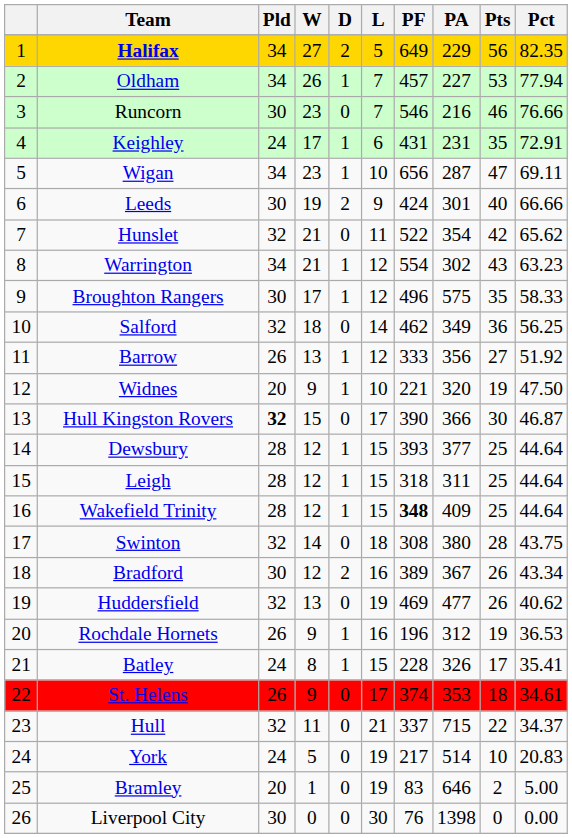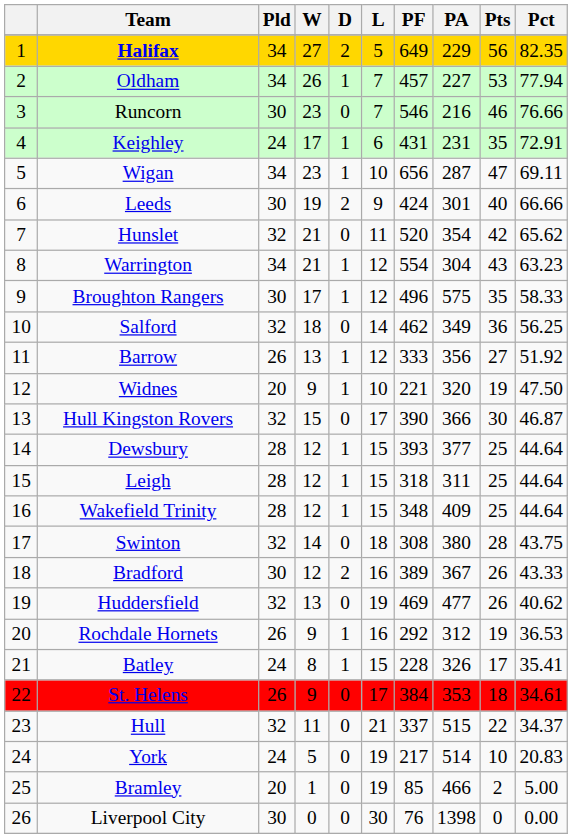(414, 234) 522 -> (414, 234) 520
(456, 265) 302 -> (456, 265) 304
(277, 419) bold -> (277, 419) normal
(414, 511) bold -> (414, 511) normal
(541, 572) 43.34 -> (541, 572) 43.33
(414, 633) 196 -> (414, 633) 292
(414, 695) 374 -> (414, 695) 384
(456, 726) 715 -> (456, 726) 515
(414, 787) 83 -> (414, 787) 85
(456, 787) 646 -> (456, 787) 466
